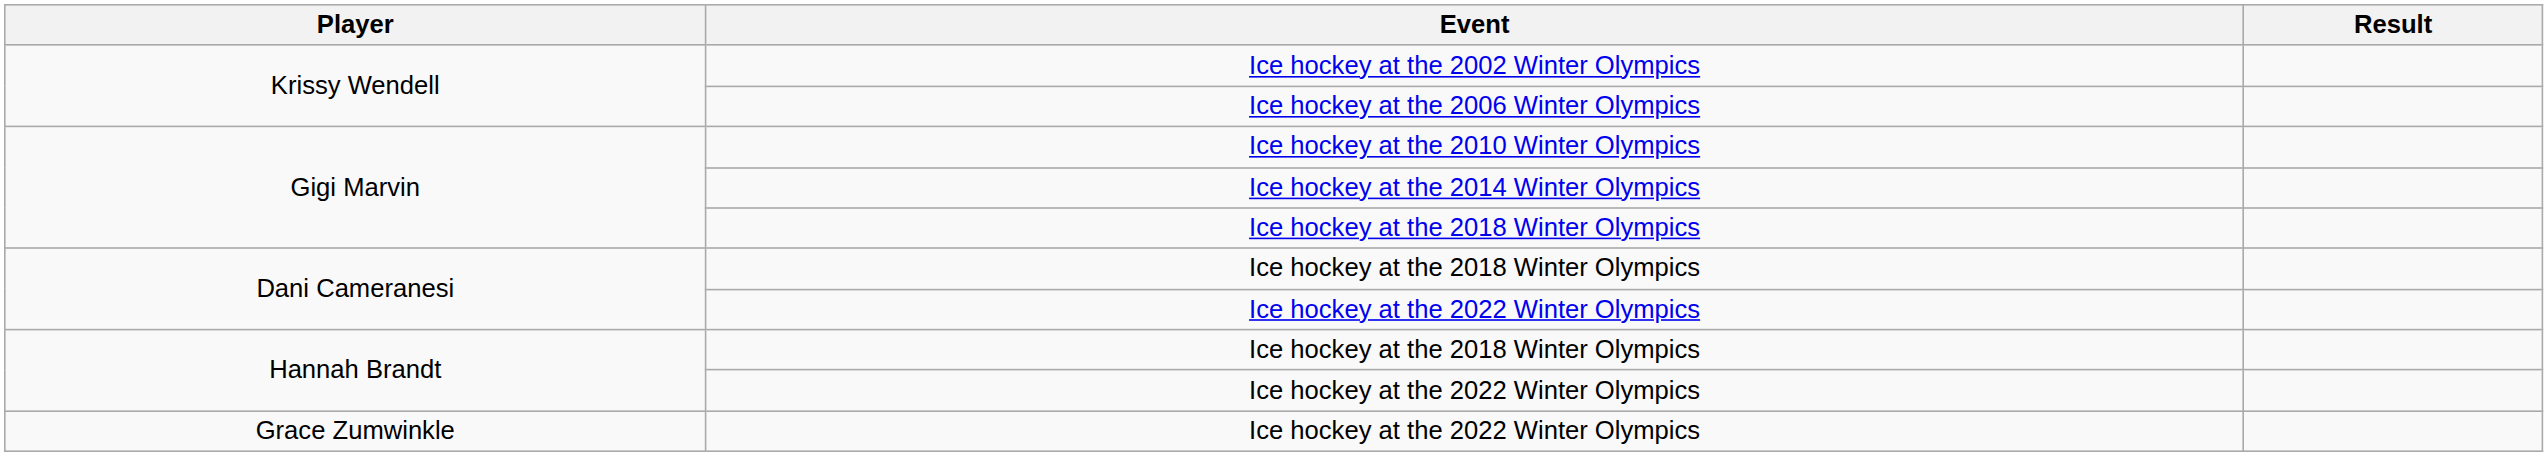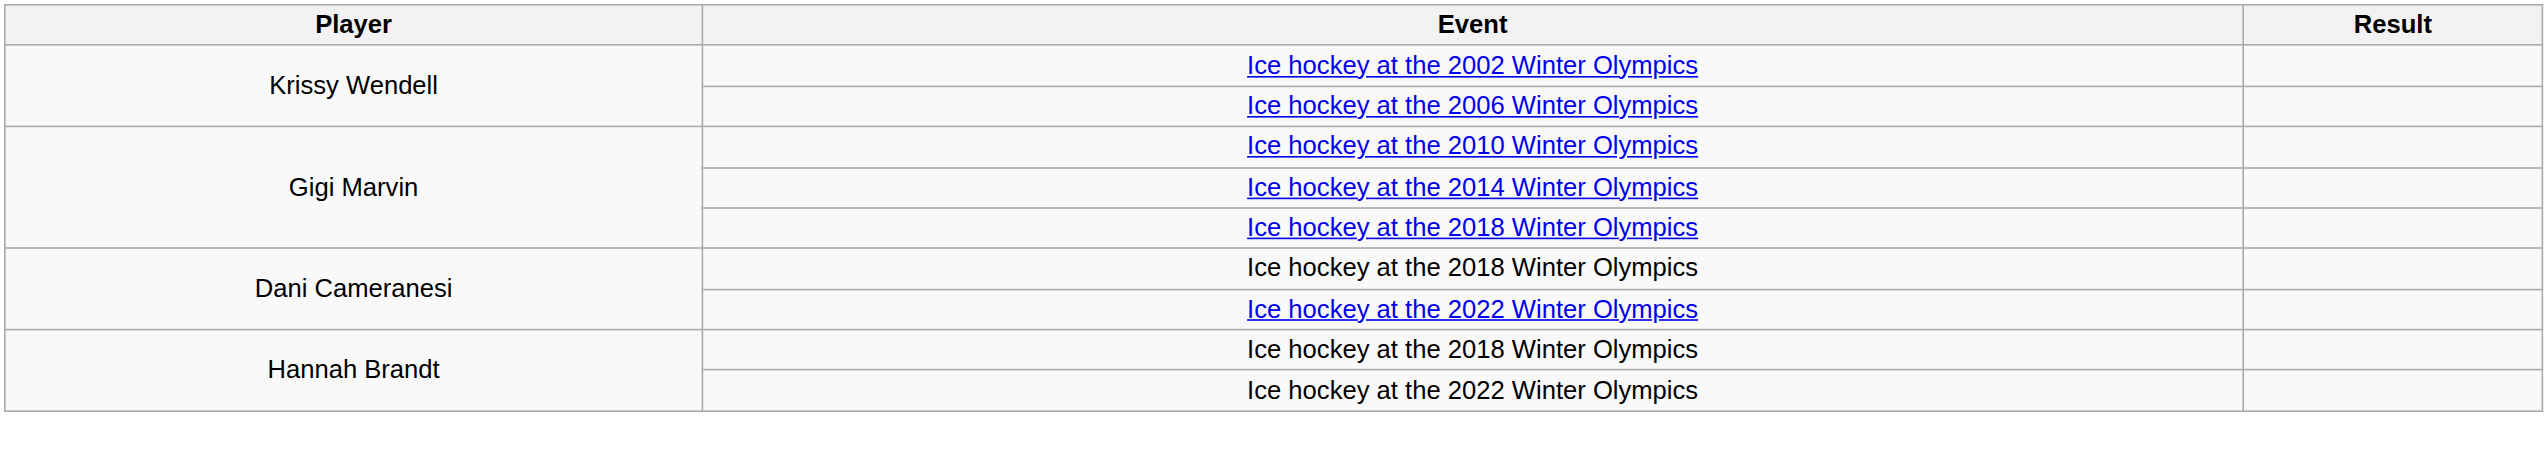- row: (355, 430)
